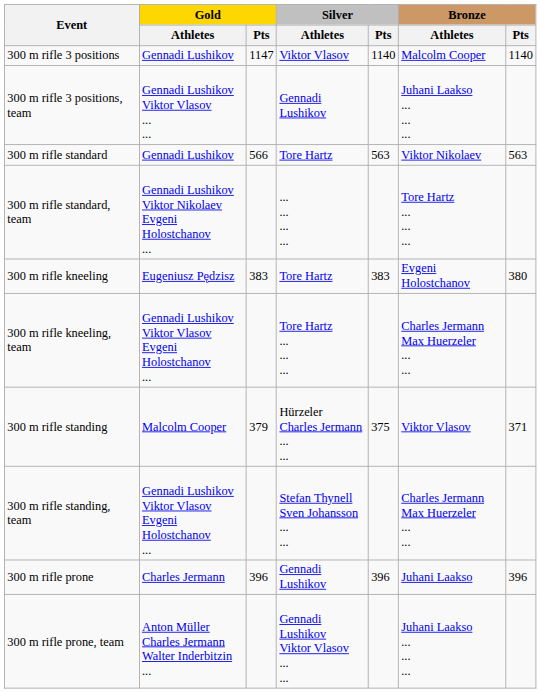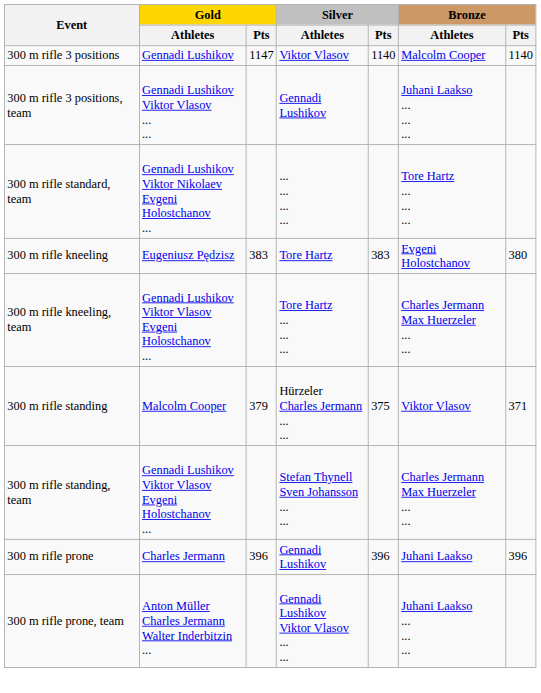- row: (57, 155)
